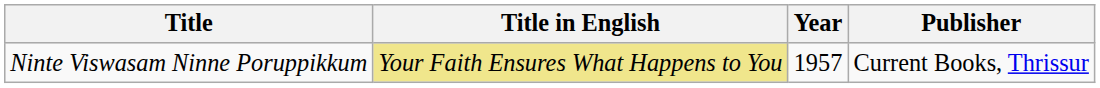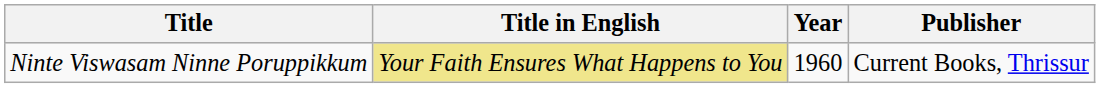(818, 62) 1957 -> (818, 62) 1960
